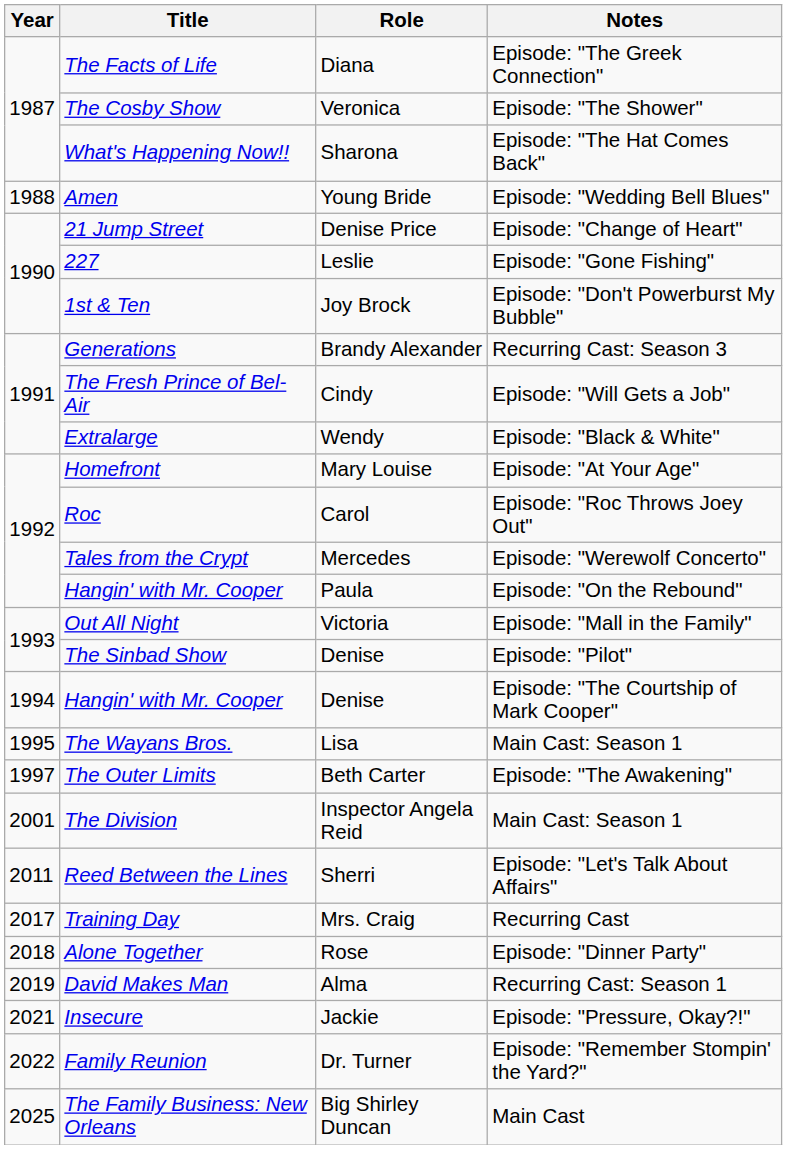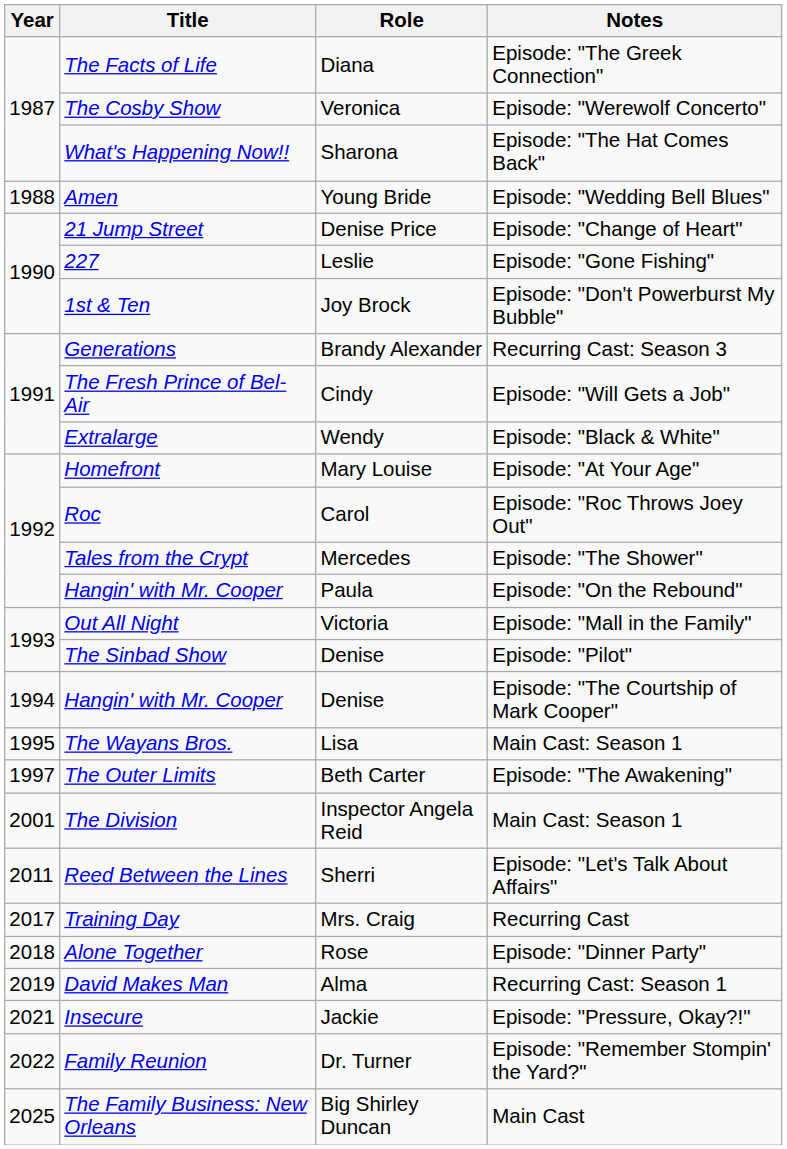(597, 108) Episode: "The Shower" -> (629, 108) Episode: "Werewolf Concerto"
(629, 558) Episode: "Werewolf Concerto" -> (597, 558) Episode: "The Shower"
